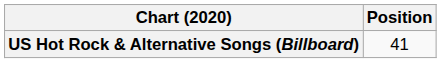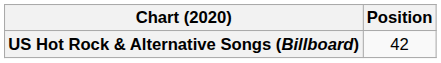(400, 44) 41 -> (400, 44) 42
